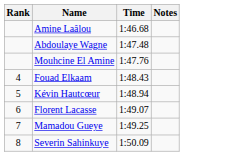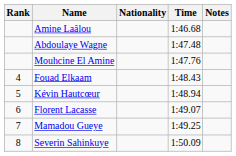+ column: (143, 12)
